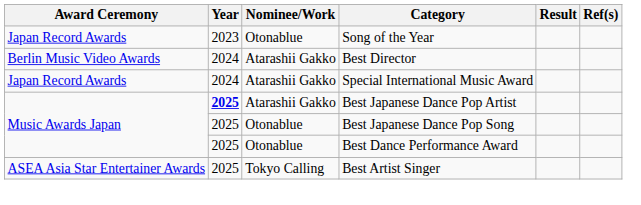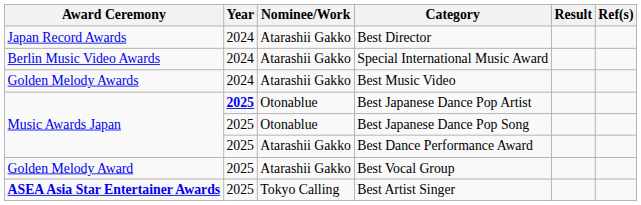- row: (388, 37)
(84, 59) Berlin Music Video Awards -> (67, 37) Japan Record Awards
(67, 80) Japan Record Awards -> (84, 59) Berlin Music Video Awards
+ row: (406, 80)
(291, 102) Atarashii Gakko -> (289, 102) Otonablue
(274, 146) Otonablue -> (306, 146) Atarashii Gakko
+ row: (406, 168)
(106, 168) normal -> (114, 189) bold
